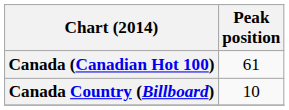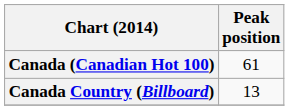(251, 91) 10 -> (251, 91) 13
